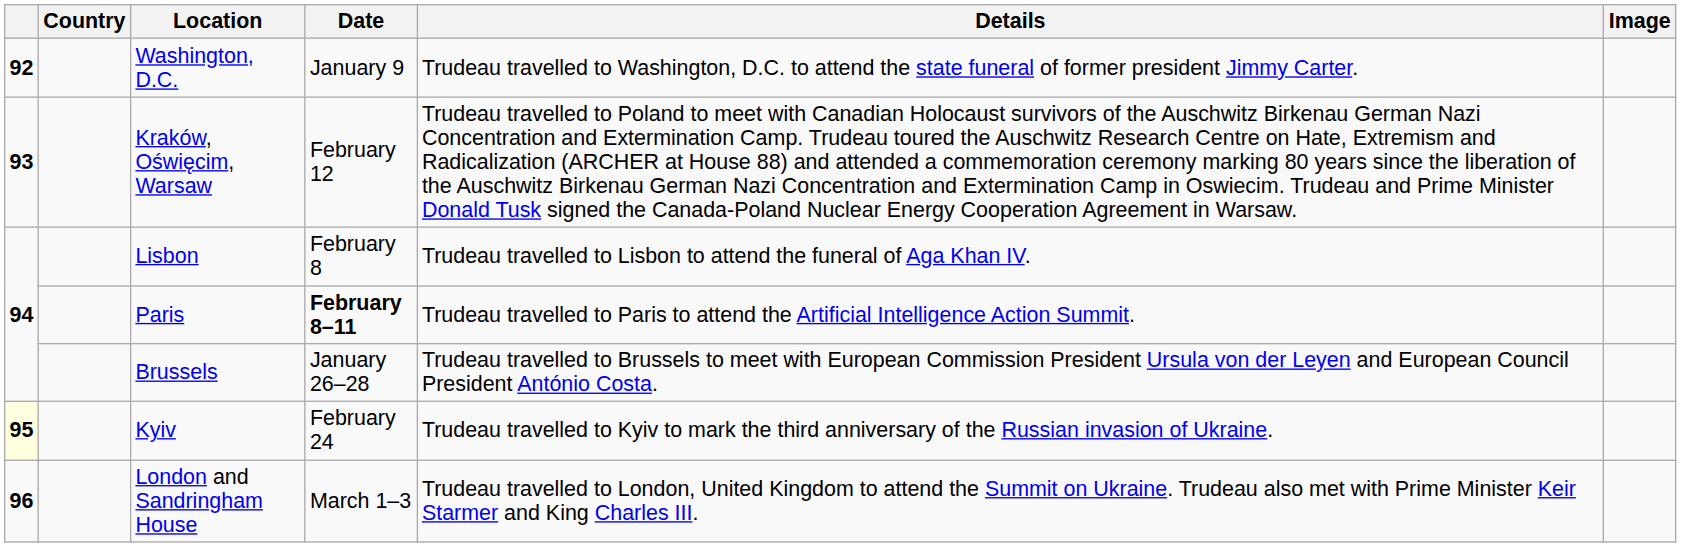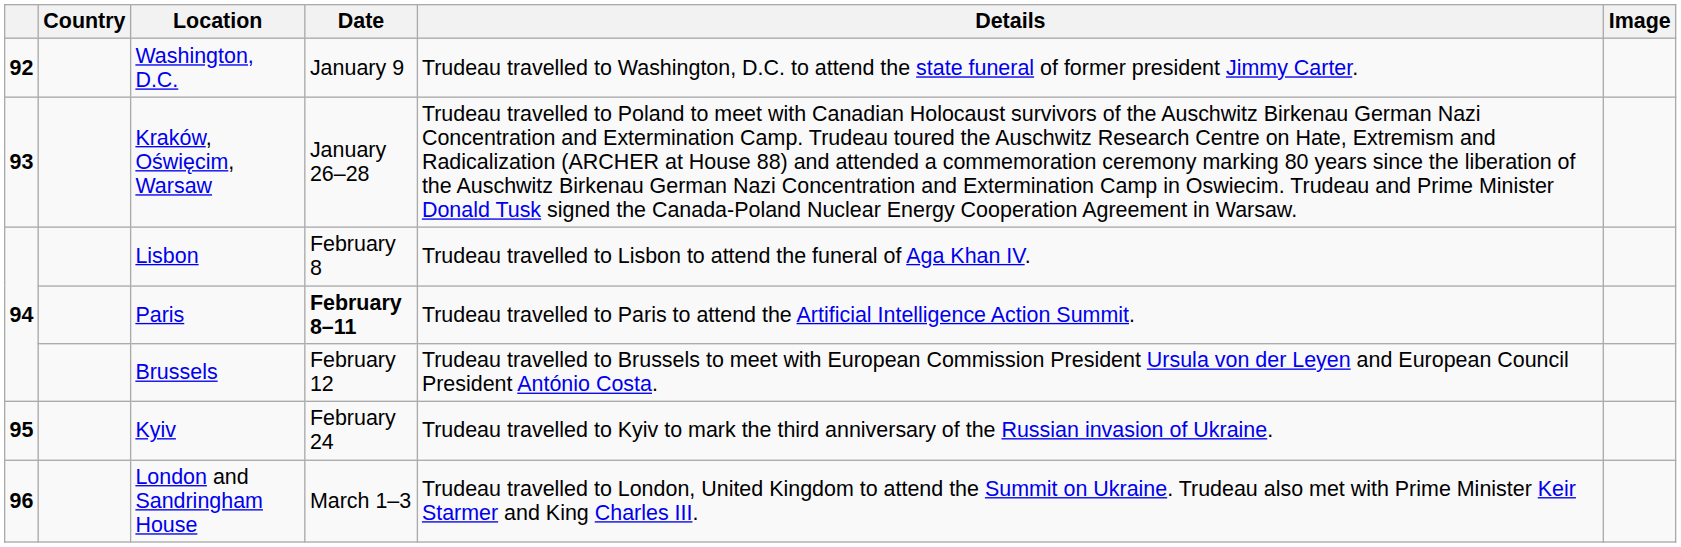(353, 161) February 12 -> (348, 161) January 26–28
(348, 372) January 26–28 -> (353, 372) February 12
(22, 430) lightyellow background -> (22, 430) no background
